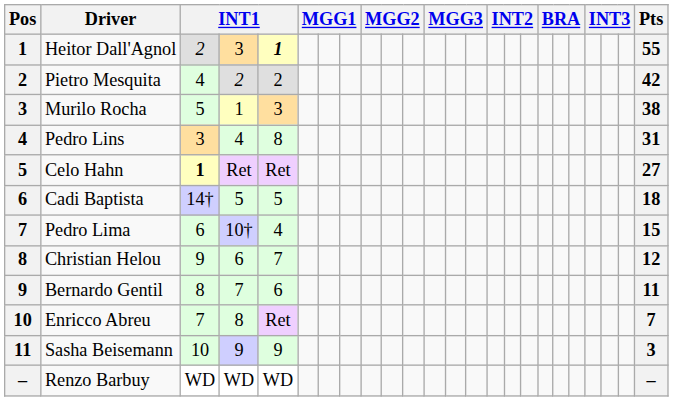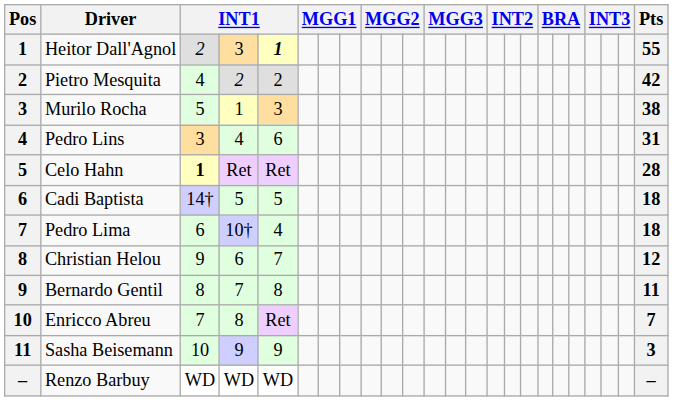(278, 139) 8 -> (278, 139) 6
(651, 169) 27 -> (651, 169) 28
(651, 229) 15 -> (651, 229) 18
(278, 289) 6 -> (278, 289) 8
